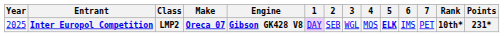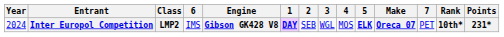columns swapped: (205, 11) <-> (408, 11)
(16, 25) 2025 -> (16, 25) 2024
(314, 25) normal -> (290, 25) bold
